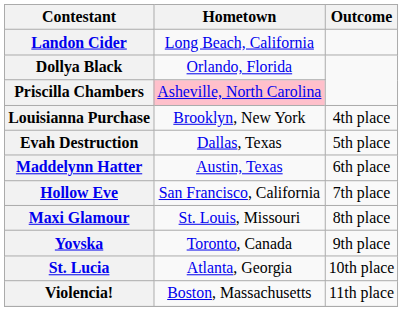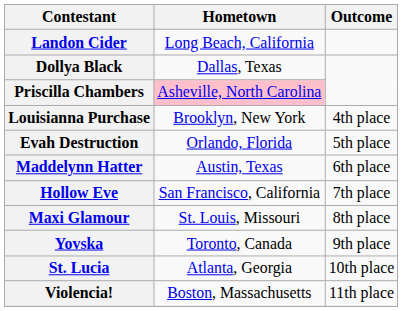(239, 67) Orlando, Florida -> (239, 67) Dallas, Texas
(239, 142) Dallas, Texas -> (239, 142) Orlando, Florida
